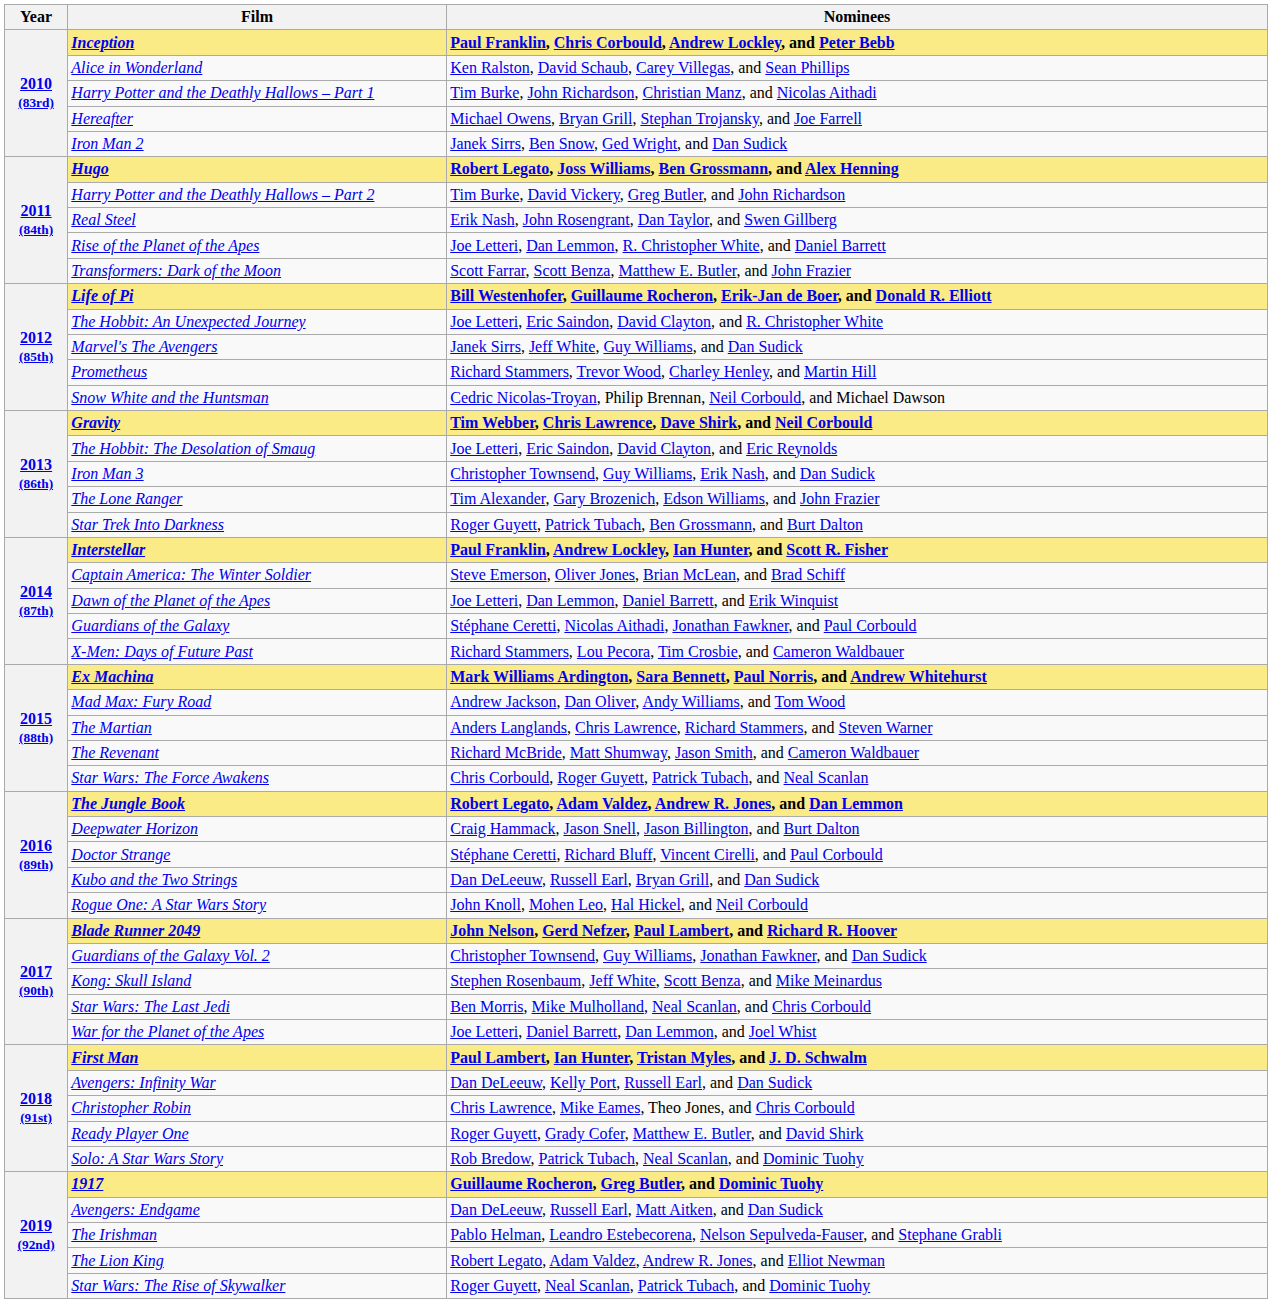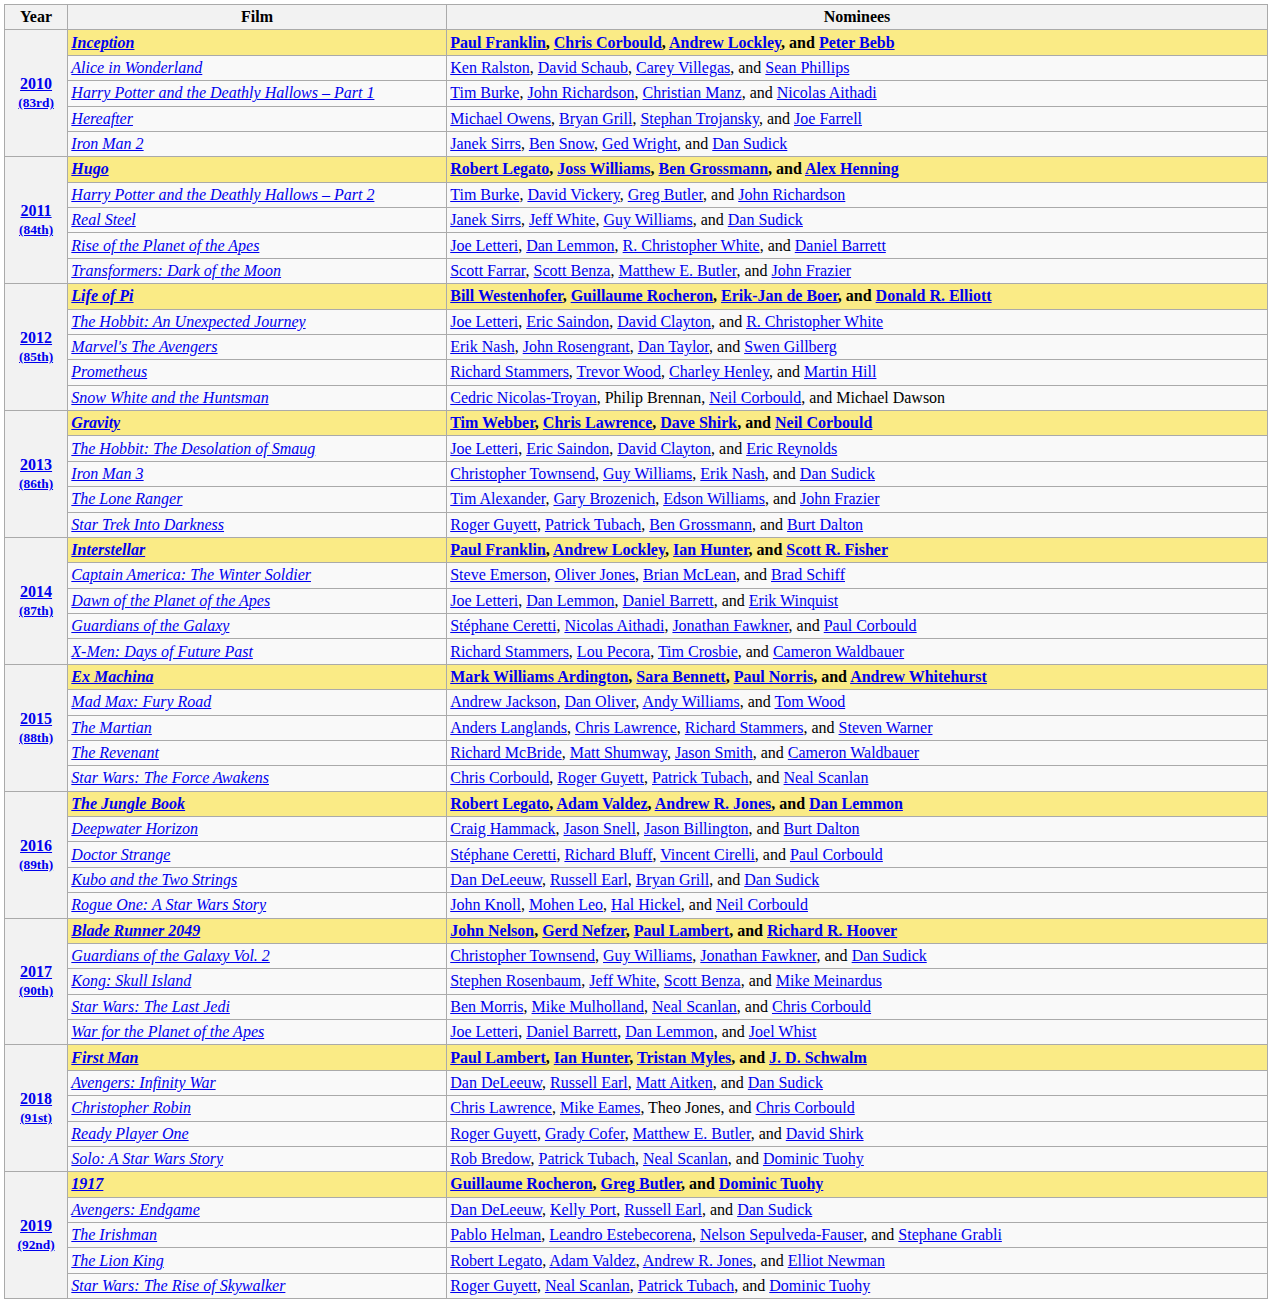(643, 220) Erik Nash, John Rosengrant, Dan Taylor, and Swen Gillberg -> (627, 220) Janek Sirrs, Jeff White, Guy Williams, and Dan Sudick
(627, 347) Janek Sirrs, Jeff White, Guy Williams, and Dan Sudick -> (643, 347) Erik Nash, John Rosengrant, Dan Taylor, and Swen Gillberg
(631, 1082) Dan DeLeeuw, Kelly Port, Russell Earl, and Dan Sudick -> (637, 1082) Dan DeLeeuw, Russell Earl, Matt Aitken, and Dan Sudick
(637, 1209) Dan DeLeeuw, Russell Earl, Matt Aitken, and Dan Sudick -> (631, 1209) Dan DeLeeuw, Kelly Port, Russell Earl, and Dan Sudick
